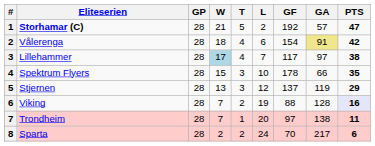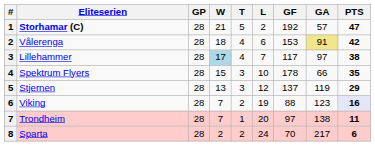(290, 42) 154 -> (290, 42) 153
(322, 103) 128 -> (322, 103) 123
